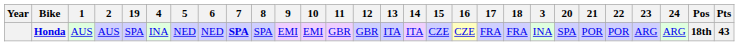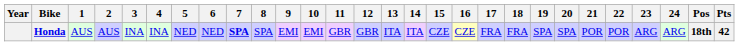columns swapped: (543, 13) <-> (134, 13)
(724, 31) 43 -> (724, 31) 42
